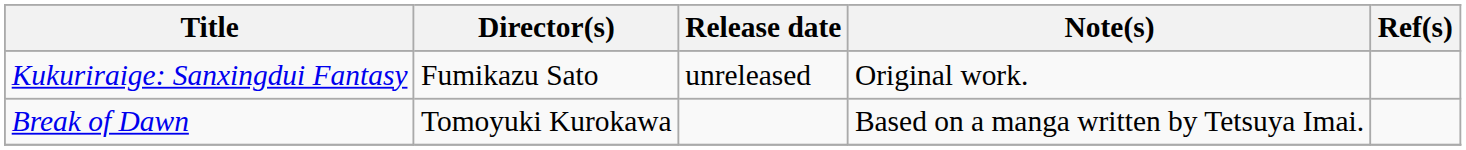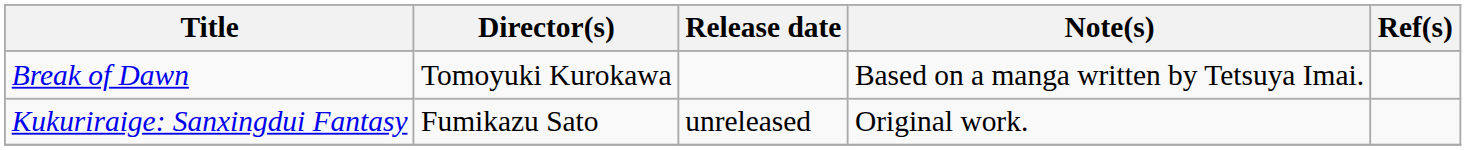rows swapped: (100, 121) <-> (210, 74)
